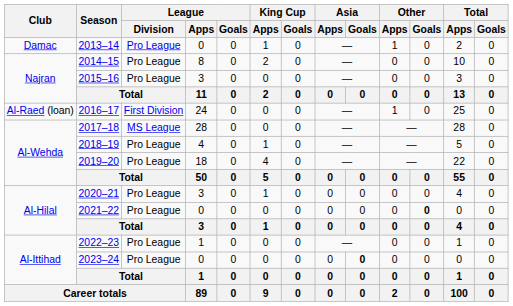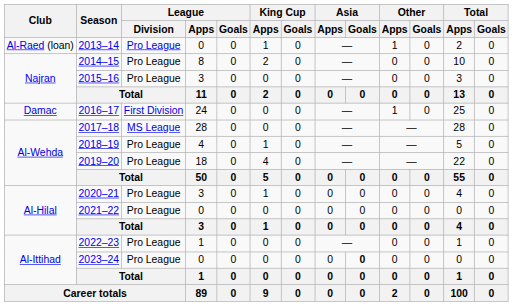(40, 45) Damac -> (40, 45) Al-Raed (loan)
(40, 111) Al-Raed (loan) -> (40, 111) Damac
(427, 210) bold -> (427, 210) normal
